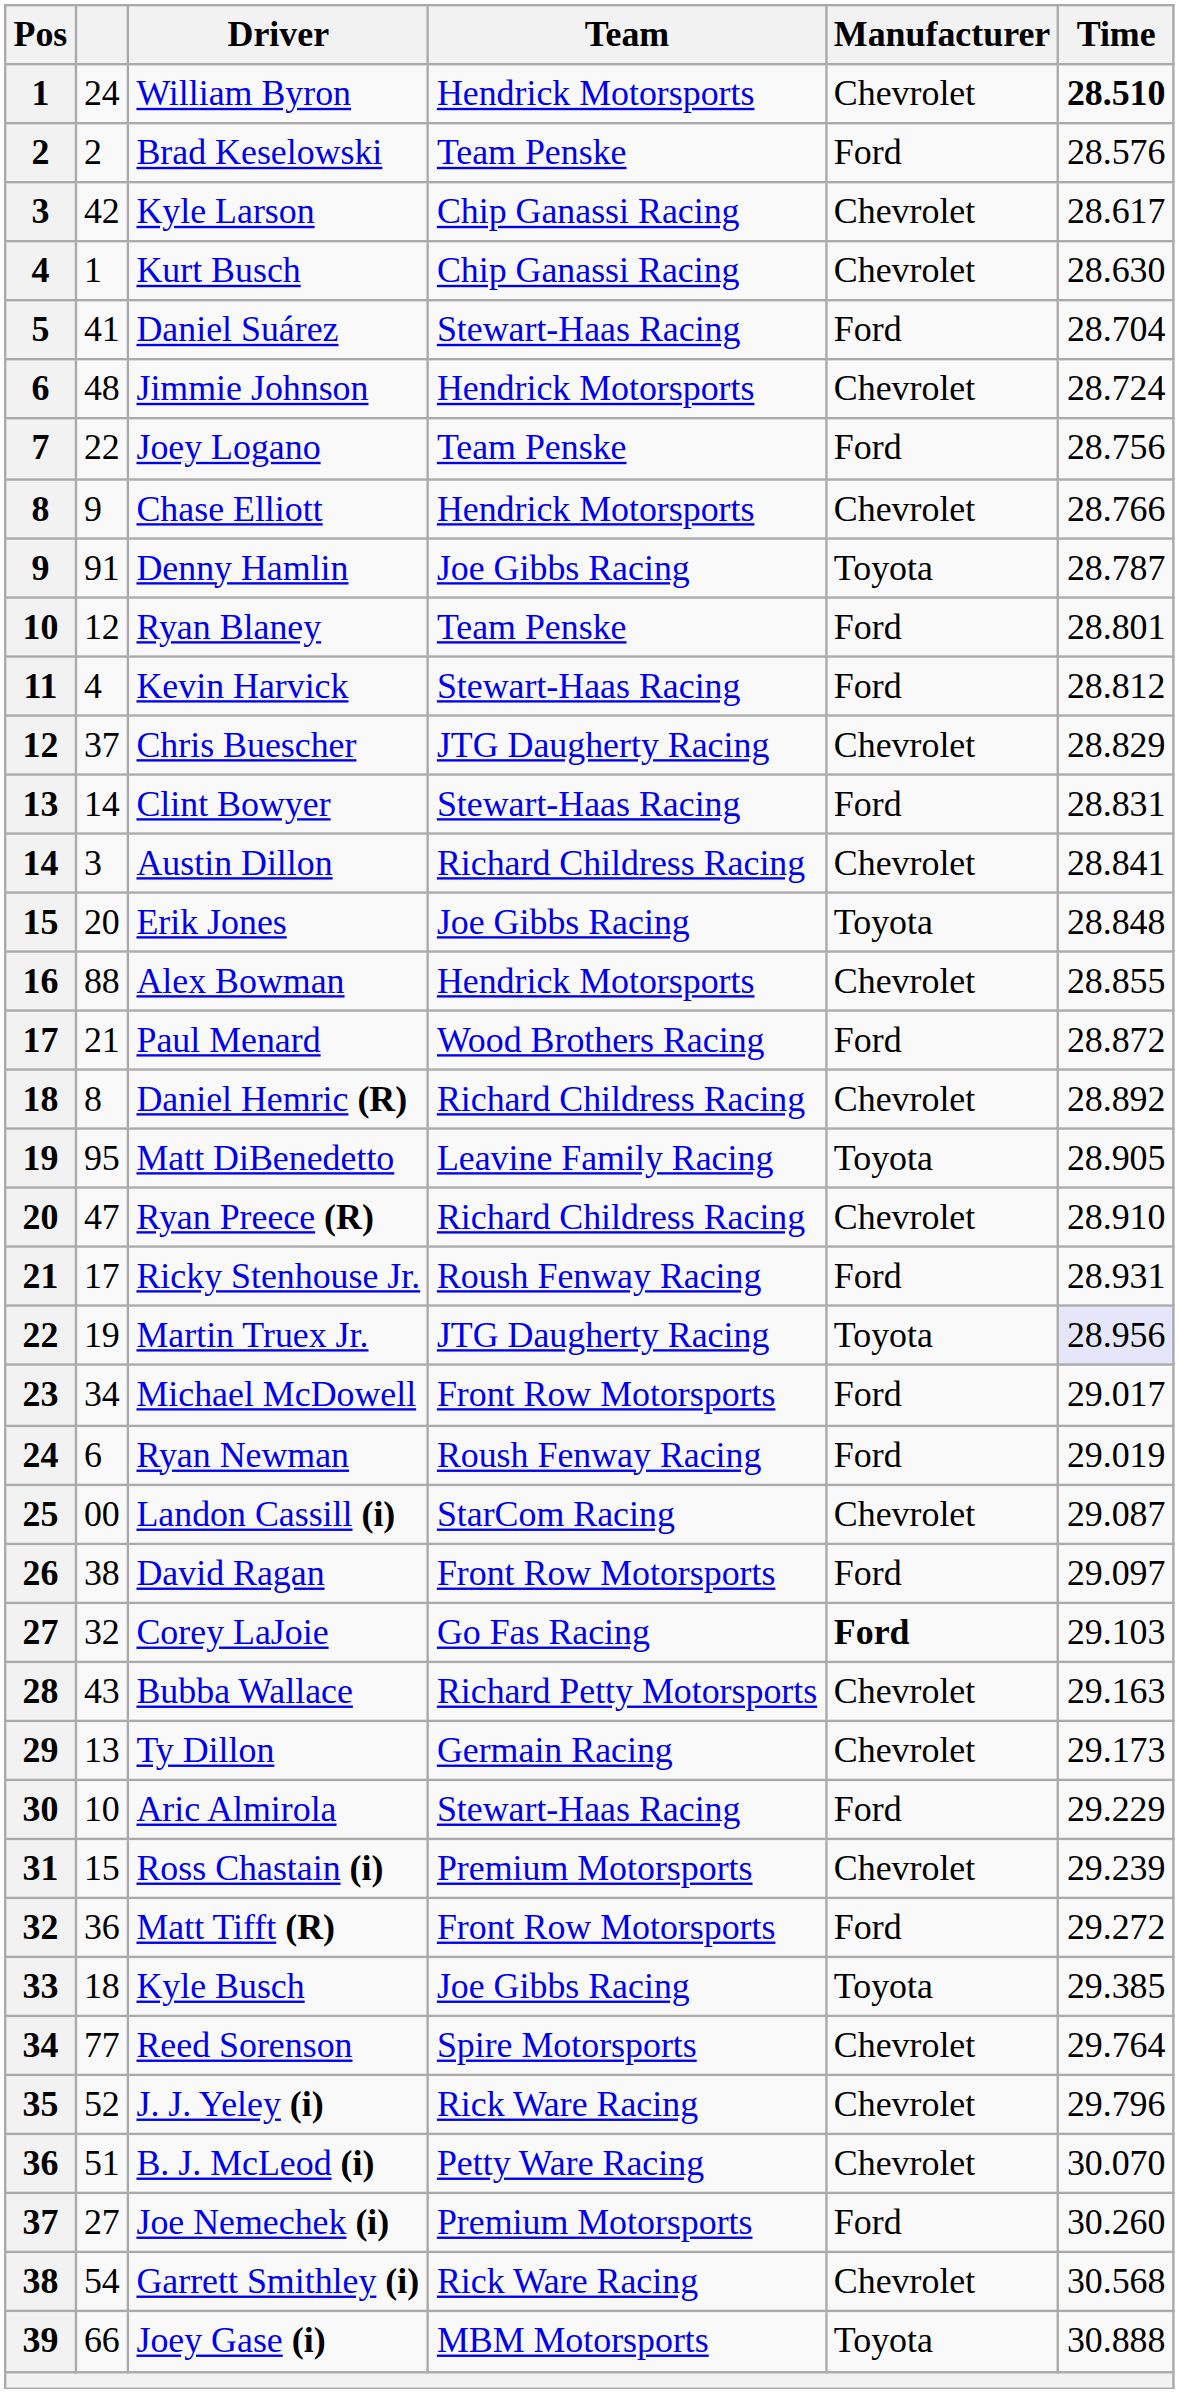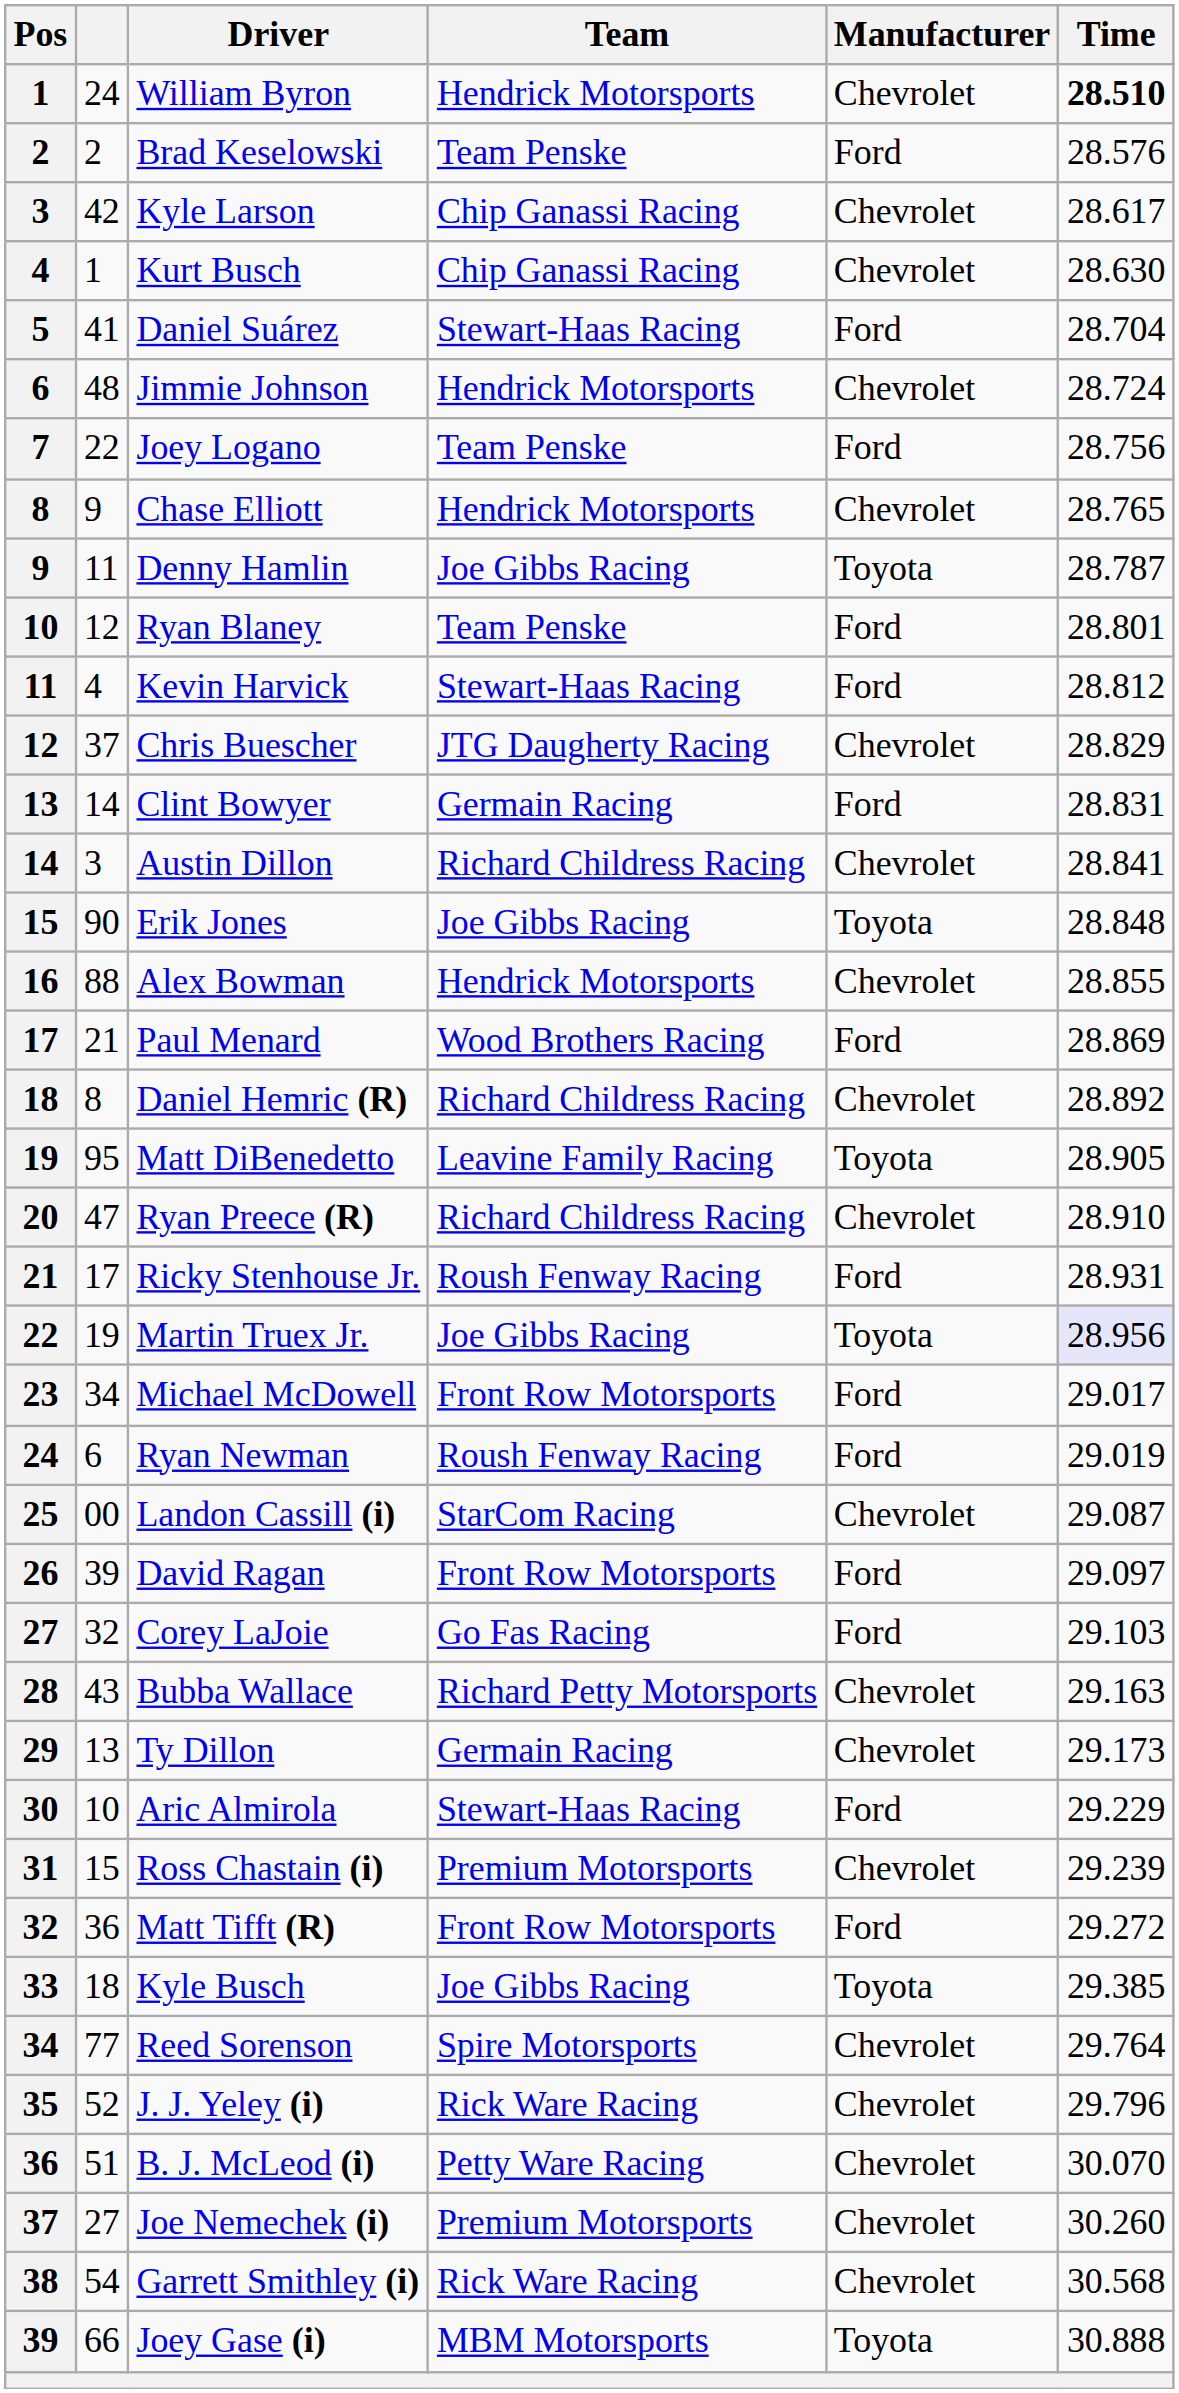(1116, 507) 28.766 -> (1116, 507) 28.765
(102, 566) 91 -> (101, 566) 11
(589, 803) Stewart-Haas Racing -> (555, 803) Germain Racing
(102, 921) 20 -> (102, 921) 90
(1116, 1039) 28.872 -> (1116, 1039) 28.869
(603, 1335) JTG Daugherty Racing -> (563, 1335) Joe Gibbs Racing
(102, 1572) 38 -> (102, 1572) 39
(872, 1631) bold -> (868, 1631) normal
(868, 2222) Ford -> (905, 2222) Chevrolet
